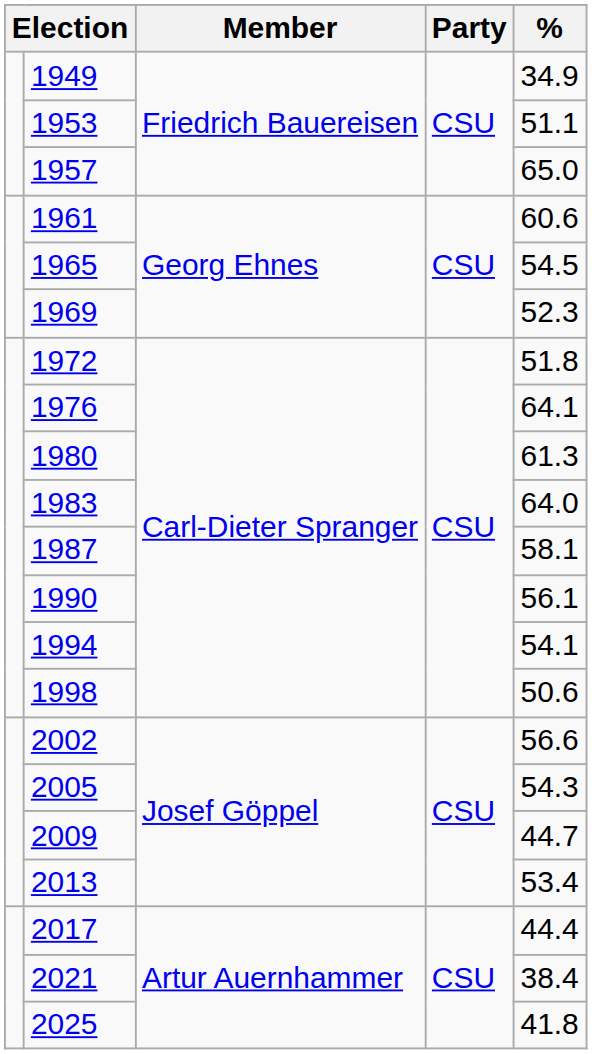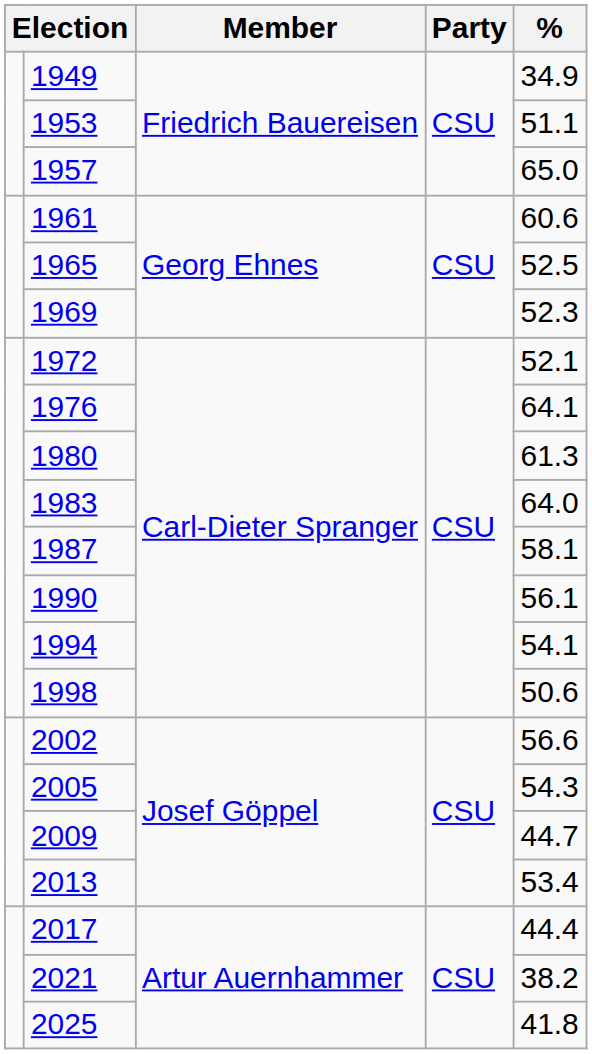(550, 265) 54.5 -> (550, 265) 52.5
(550, 360) 51.8 -> (550, 360) 52.1
(550, 977) 38.4 -> (550, 977) 38.2
